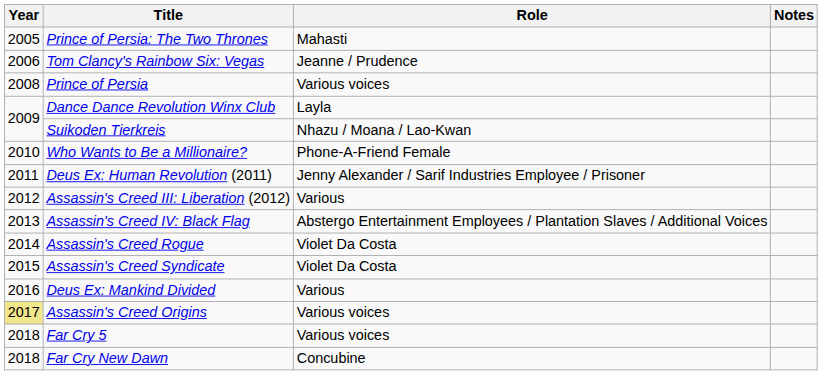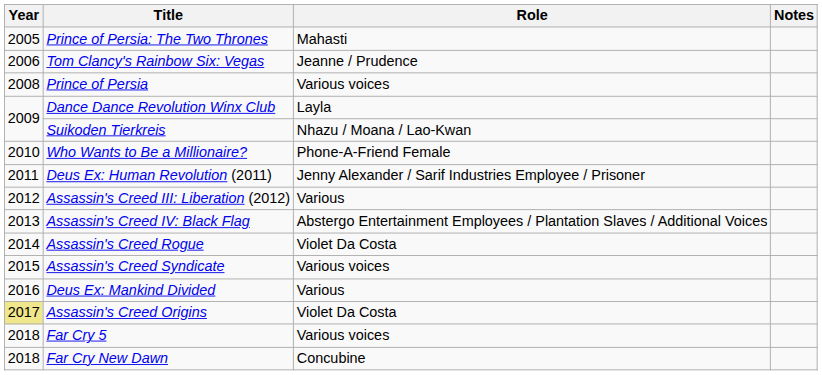(347, 267) Violet Da Costa -> (343, 267) Various voices
(343, 312) Various voices -> (347, 312) Violet Da Costa
